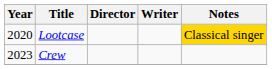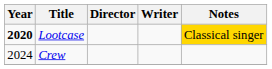(20, 34) normal -> (20, 34) bold
(20, 54) 2023 -> (20, 54) 2024
